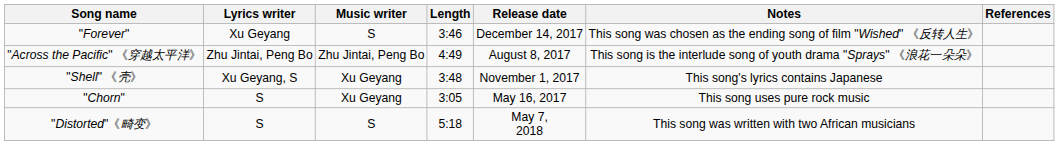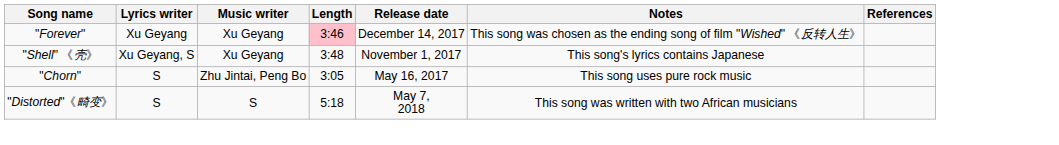(371, 34) S -> (253, 34) Xu Geyang
(450, 34) no background -> (332, 34) pink background
- row: (104, 55)
(371, 98) Xu Geyang -> (253, 76) Zhu Jintai, Peng Bo
